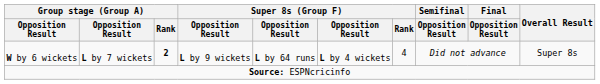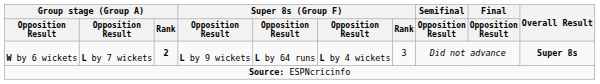(404, 53) 4 -> (404, 53) 3
(557, 53) normal -> (557, 53) bold
